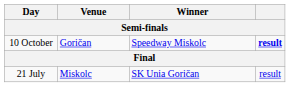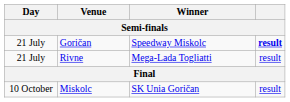(31, 43) 10 October -> (31, 43) 21 July
+ row: (72, 58)
(31, 74) 21 July -> (31, 89) 10 October
